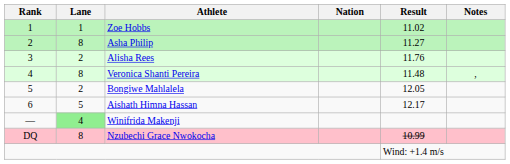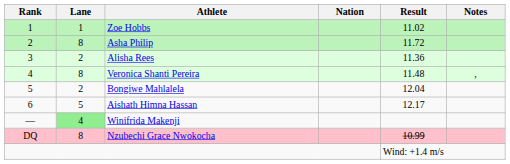(414, 43) 11.27 -> (414, 43) 11.72
(414, 58) 11.76 -> (414, 58) 11.36
(414, 89) 12.05 -> (414, 89) 12.04
